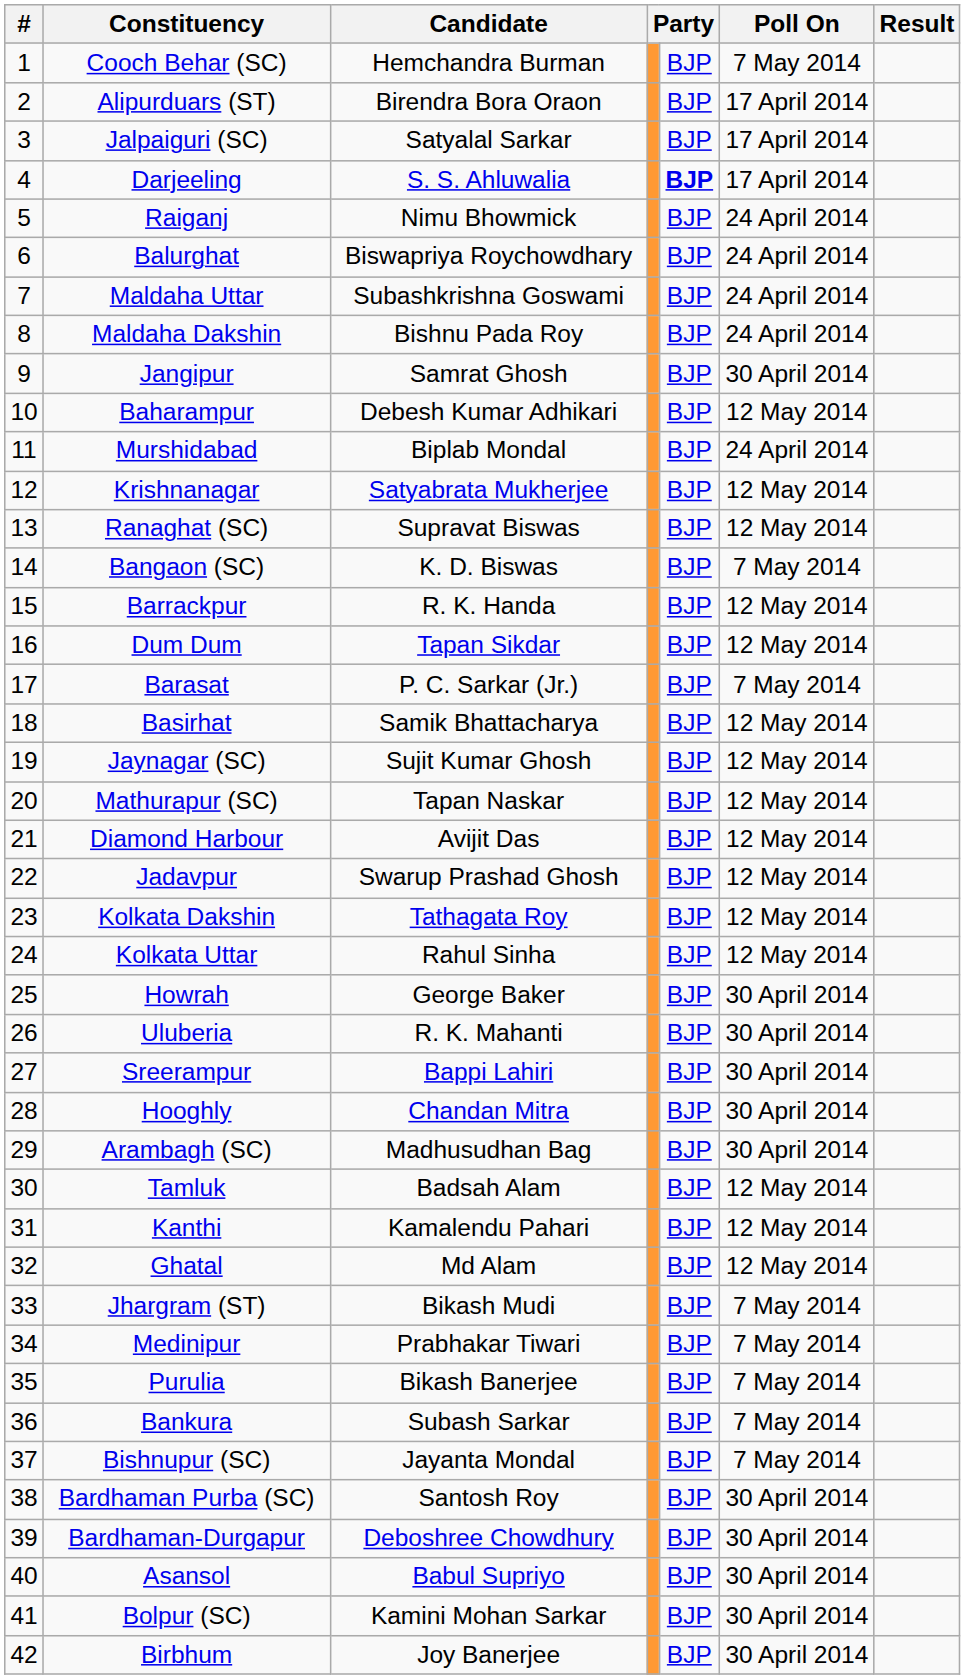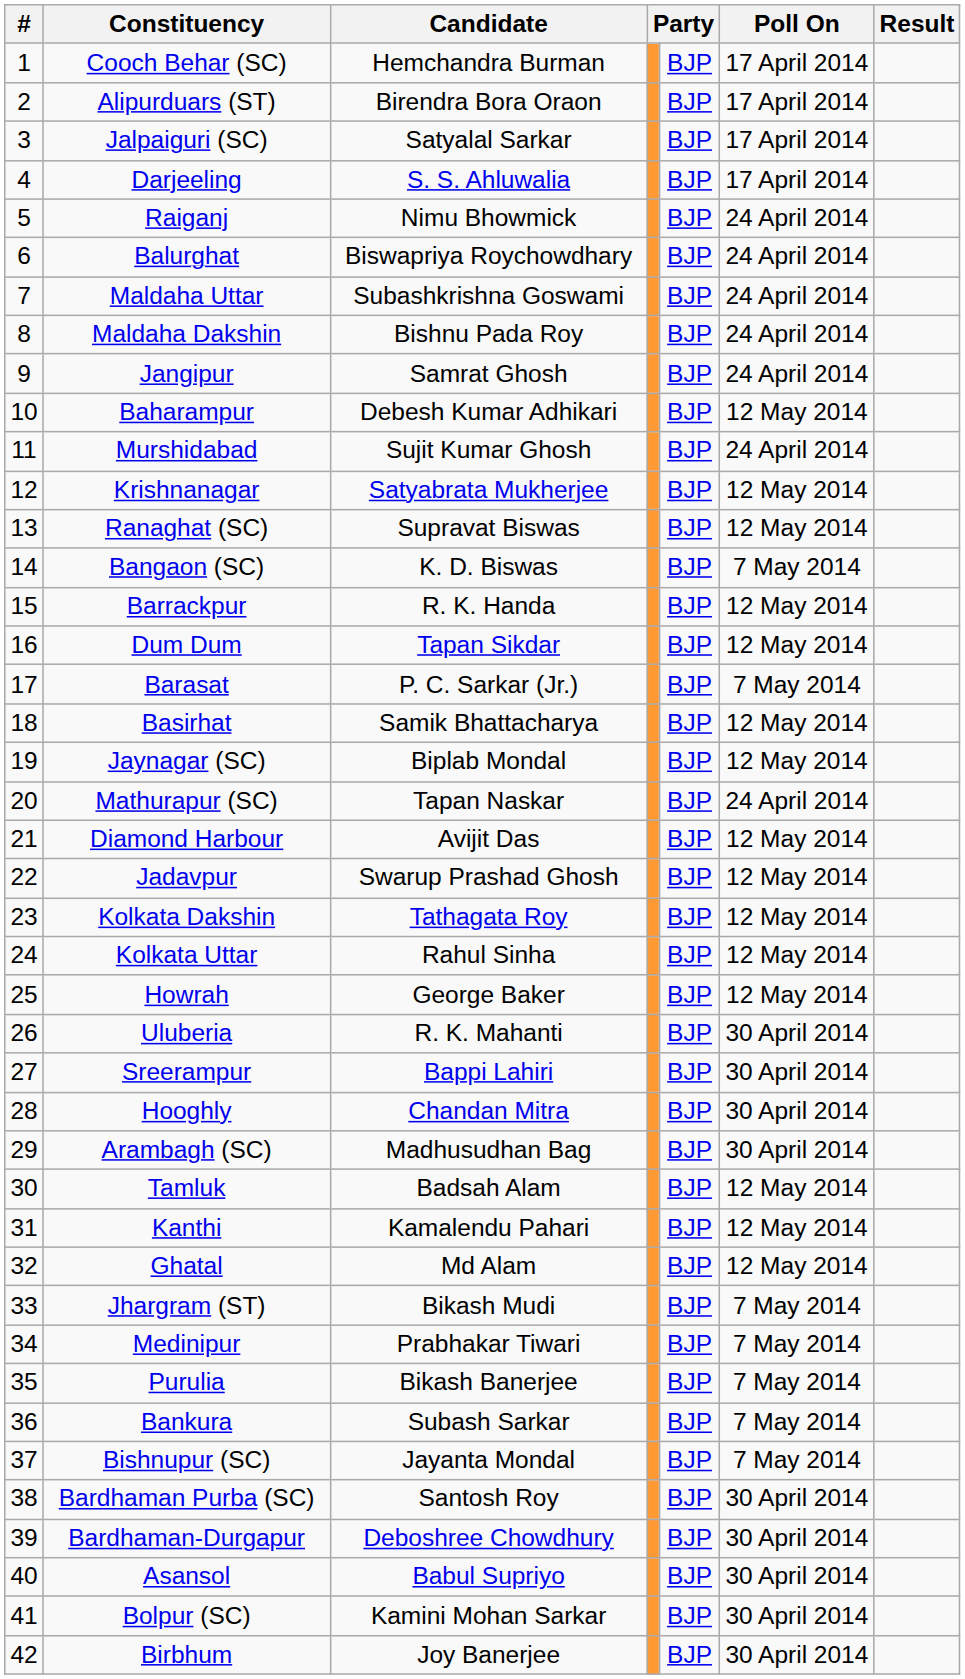(797, 62) 7 May 2014 -> (797, 62) 17 April 2014
(689, 179) bold -> (690, 179) normal
(797, 373) 30 April 2014 -> (797, 373) 24 April 2014
(489, 450) Biplab Mondal -> (489, 450) Sujit Kumar Ghosh
(489, 761) Sujit Kumar Ghosh -> (489, 761) Biplab Mondal
(797, 800) 12 May 2014 -> (797, 800) 24 April 2014
(797, 994) 30 April 2014 -> (797, 994) 12 May 2014
